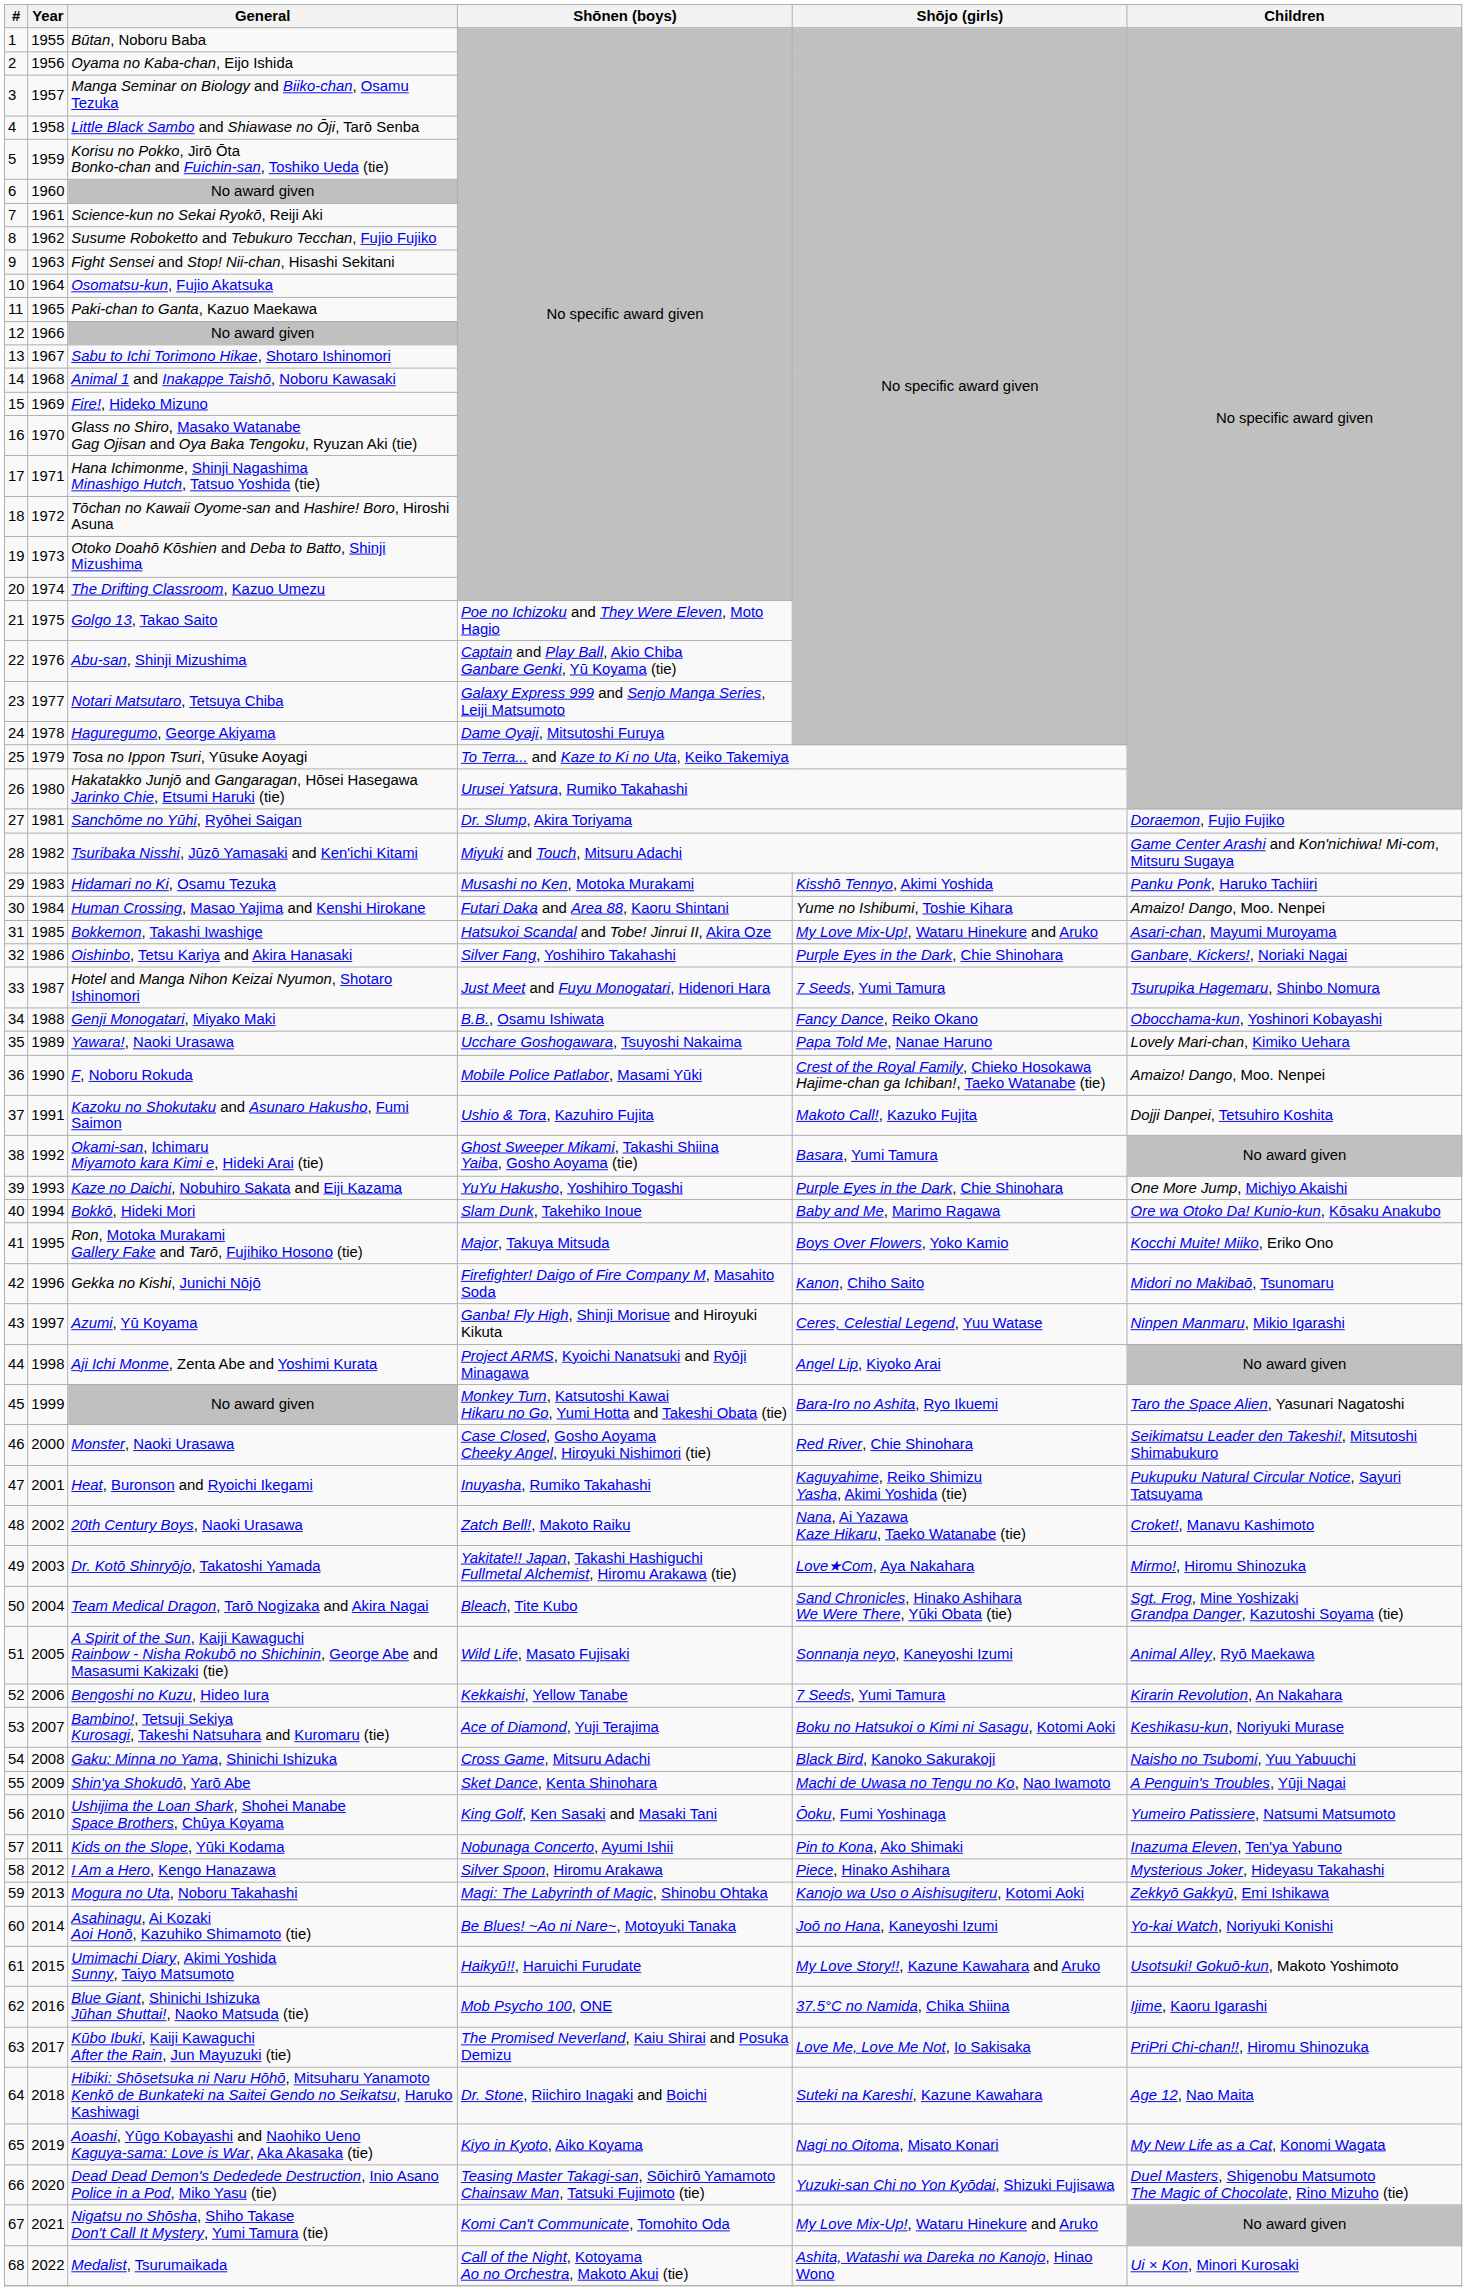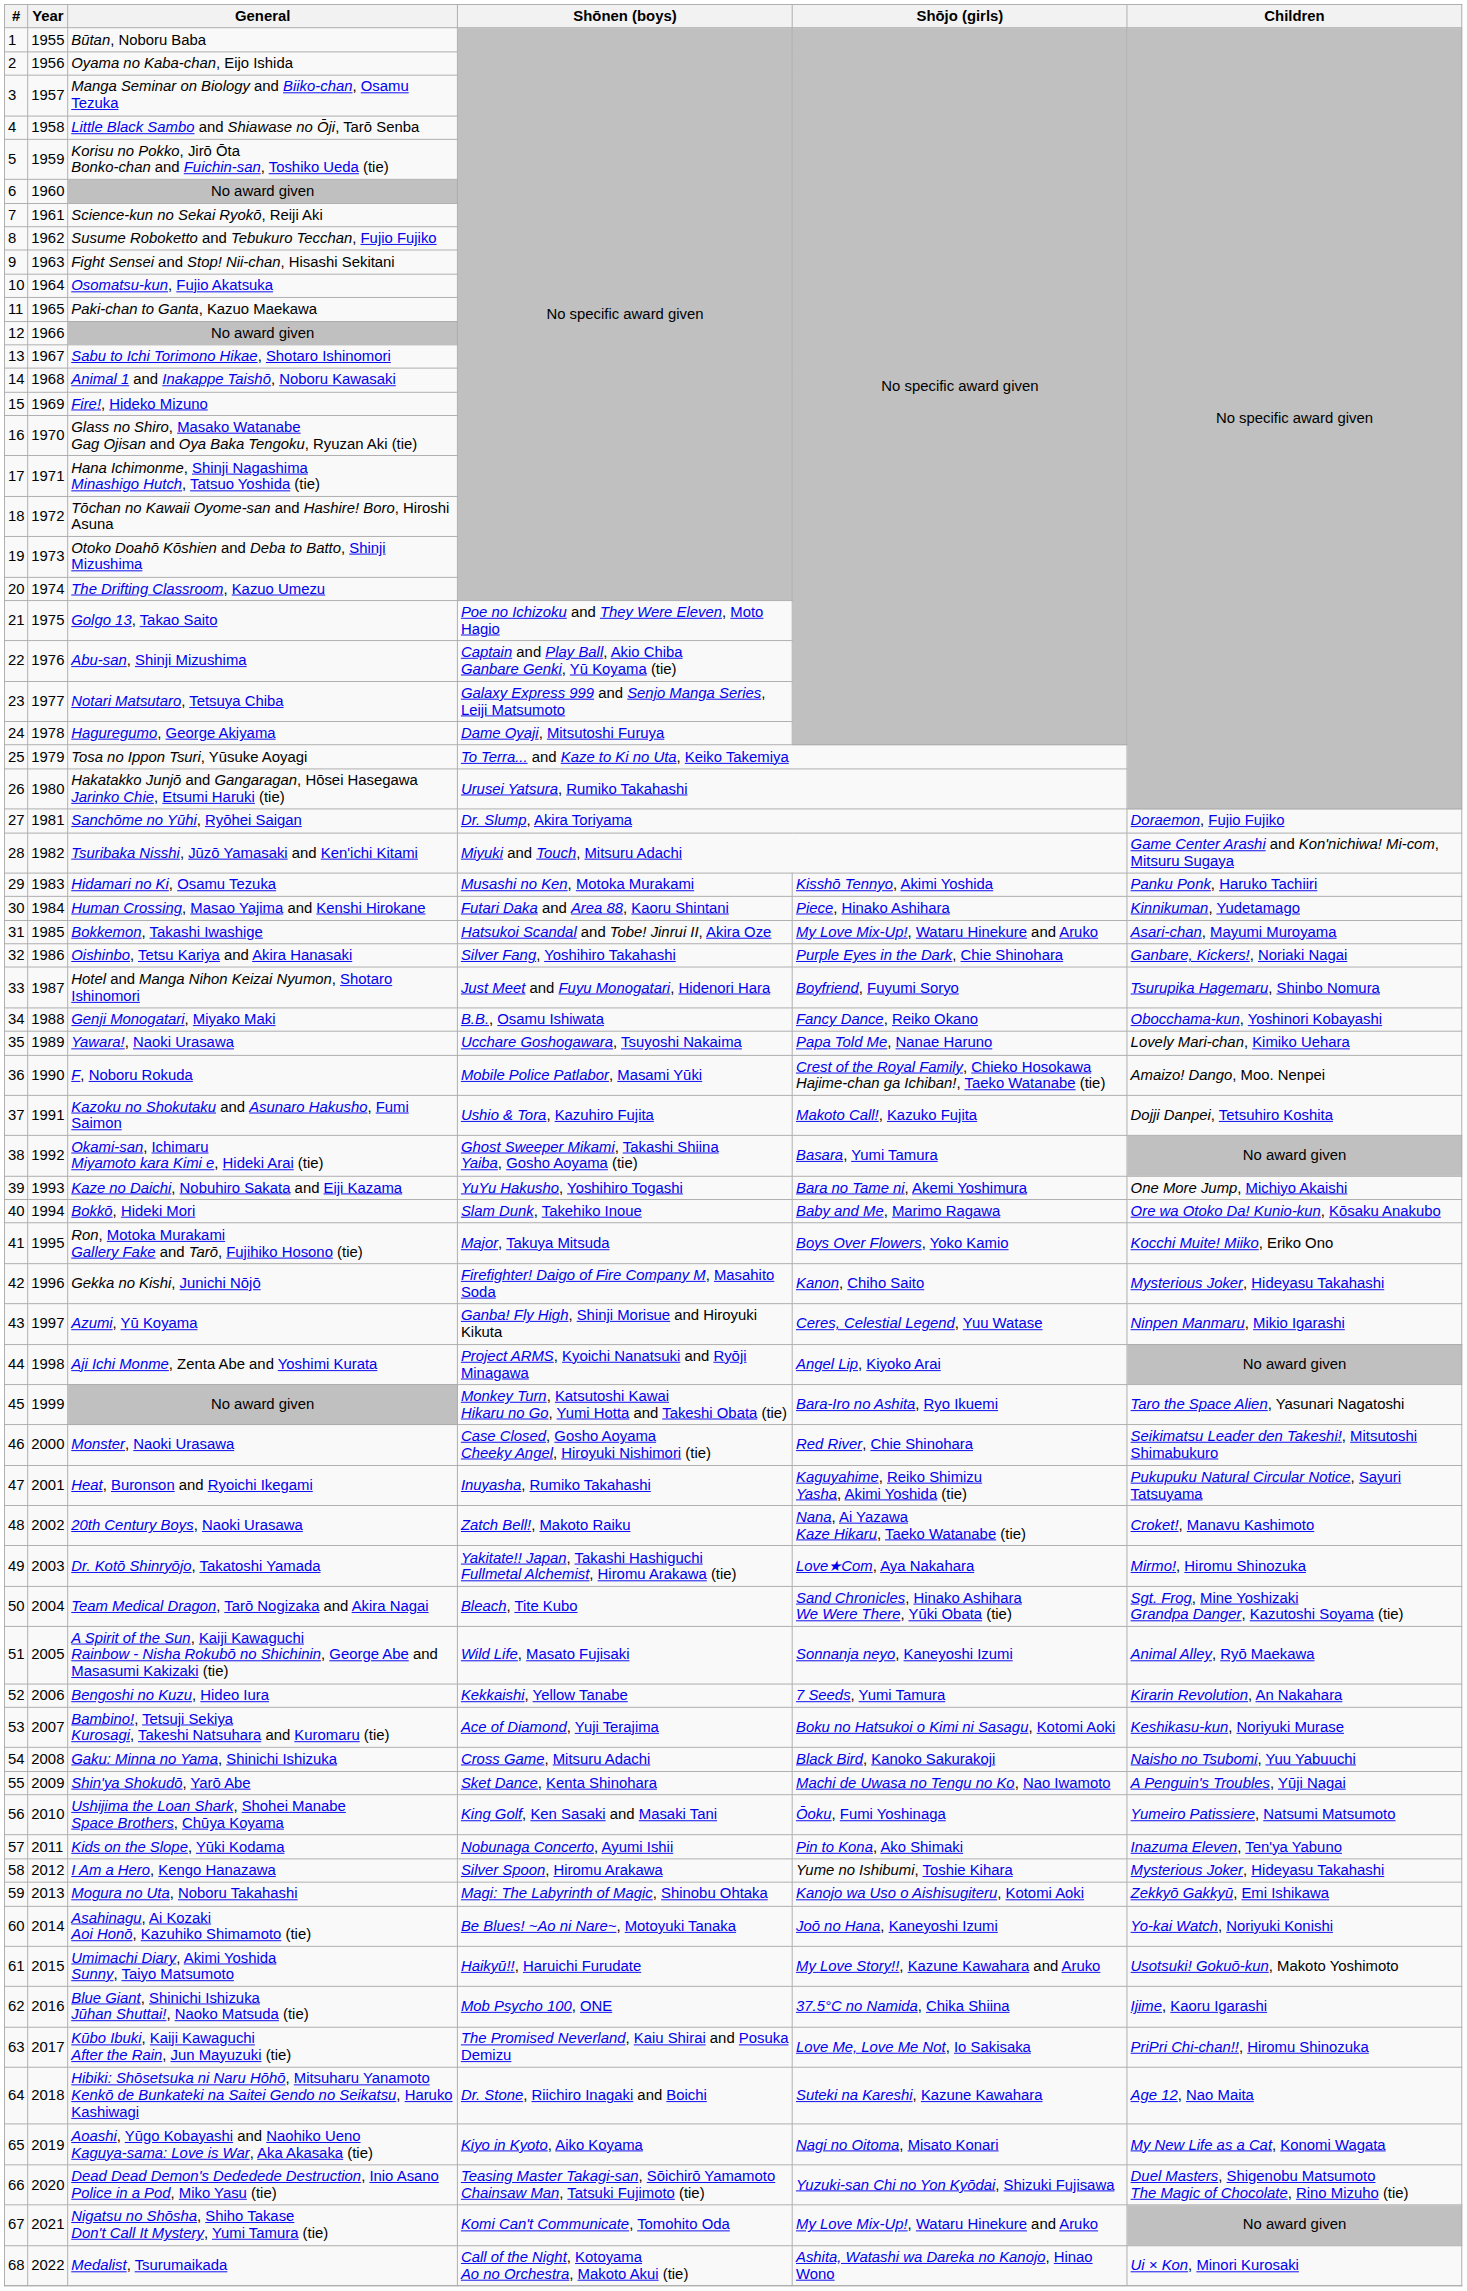(904, 908) Yume no Ishibumi, Toshie Kihara -> (873, 908) Piece, Hinako Ashihara
(1228, 908) Amaizo! Dango, Moo. Nenpei -> (1215, 908) Kinnikuman, Yudetamago
(871, 987) 7 Seeds, Yumi Tamura -> (877, 987) Boyfriend, Fuyumi Soryo
(930, 1187) Purple Eyes in the Dark, Chie Shinohara -> (912, 1187) Bara no Tame ni, Akemi Yoshimura
(1232, 1283) Midori no Makibaō, Tsunomaru -> (1257, 1283) Mysterious Joker, Hideyasu Takahashi
(873, 1870) Piece, Hinako Ashihara -> (904, 1870) Yume no Ishibumi, Toshie Kihara
